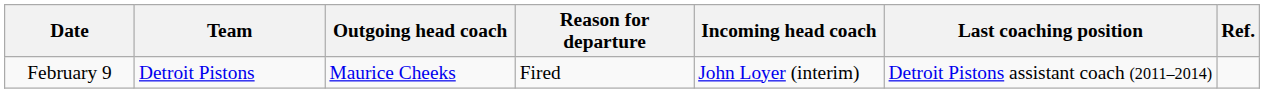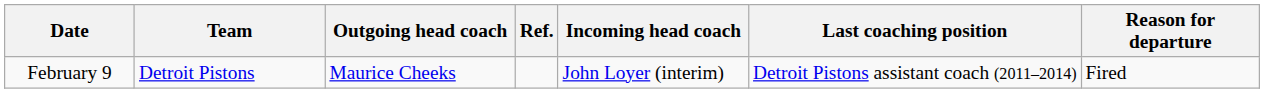columns swapped: (605, 30) <-> (1238, 30)
